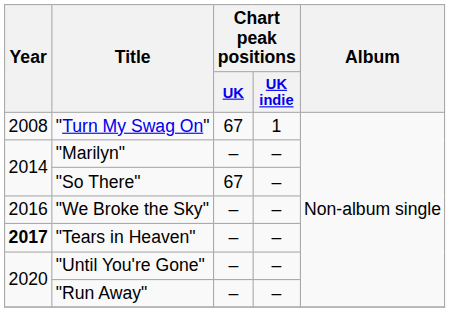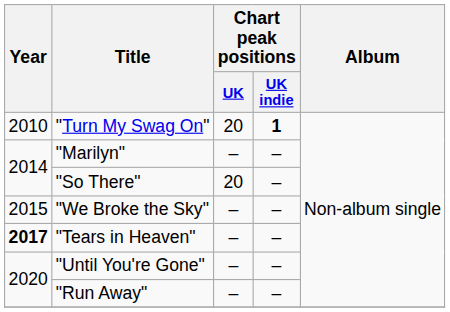(28, 125) 2008 -> (28, 125) 2010
(233, 125) 67 -> (233, 125) 20
(276, 125) normal -> (276, 125) bold
(233, 181) 67 -> (233, 181) 20
(28, 209) 2016 -> (28, 209) 2015
